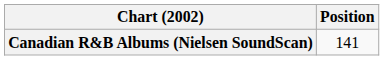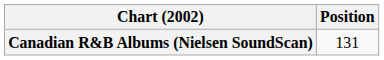(347, 42) 141 -> (347, 42) 131
